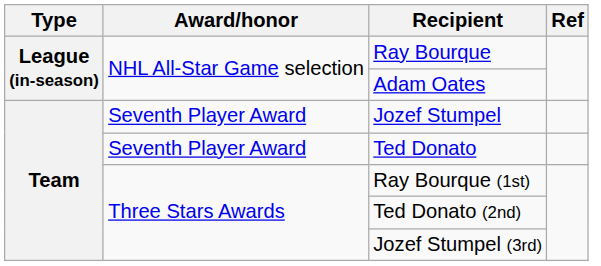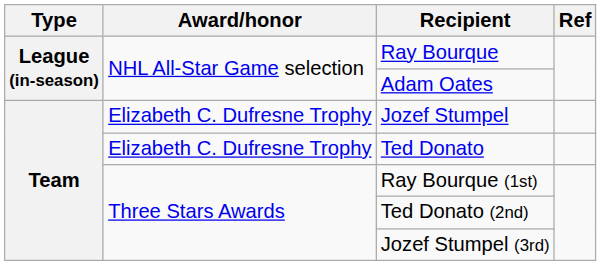(207, 116) Seventh Player Award -> (240, 116) Elizabeth C. Dufresne Trophy
(207, 148) Seventh Player Award -> (240, 148) Elizabeth C. Dufresne Trophy
